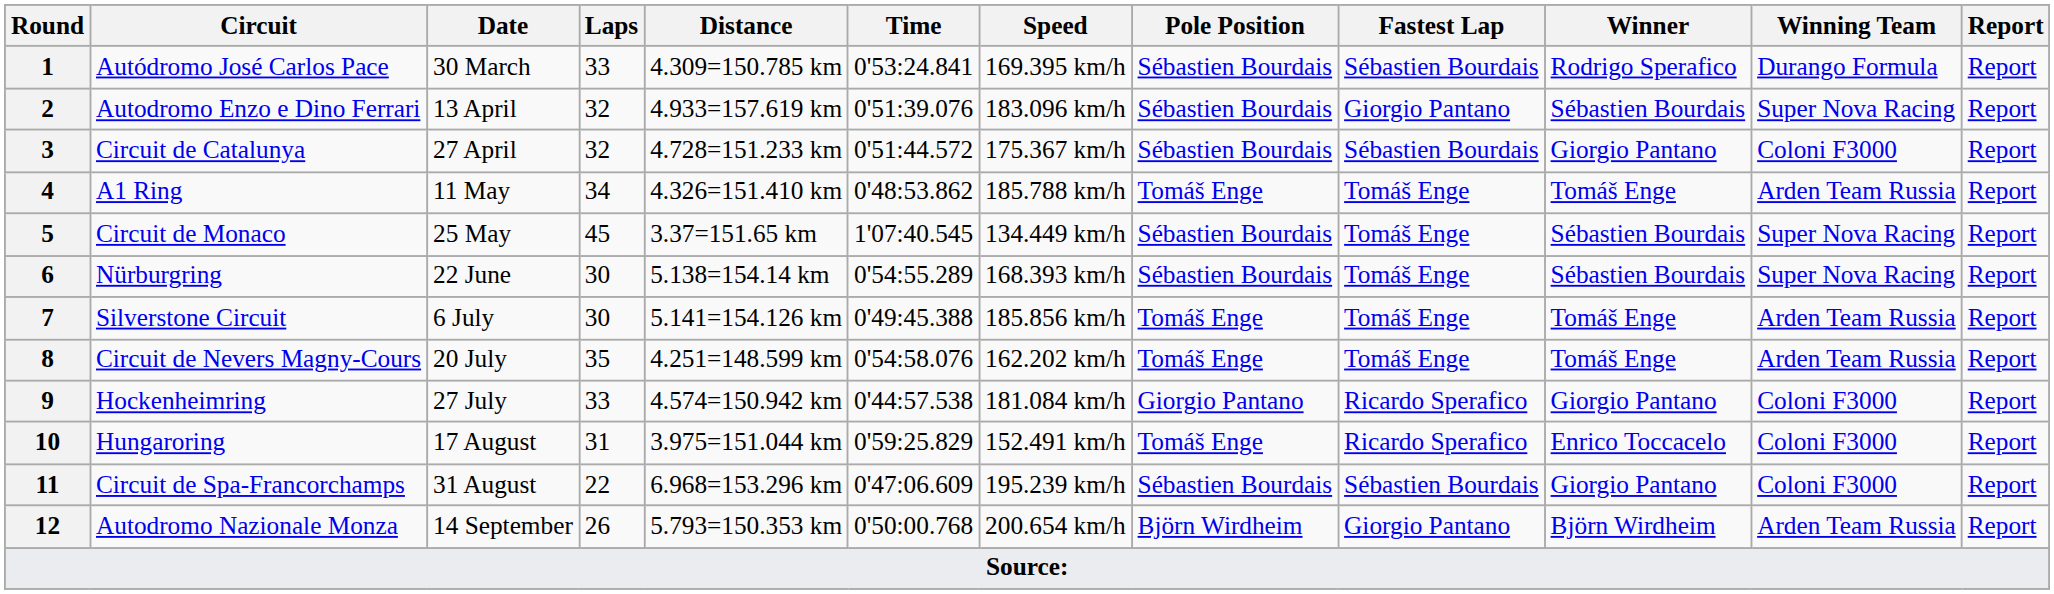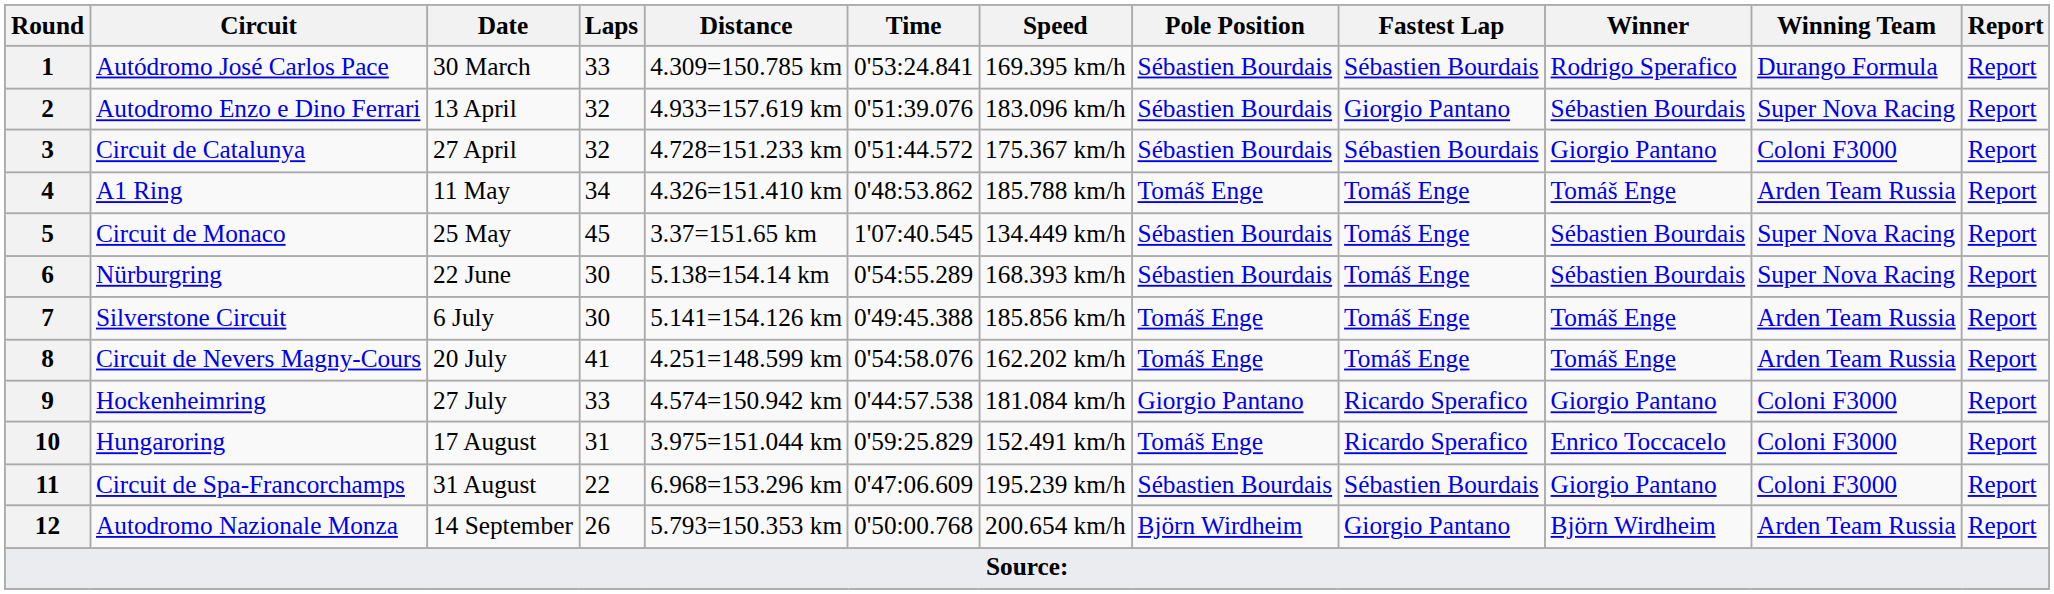(597, 358) 35 -> (597, 358) 41
